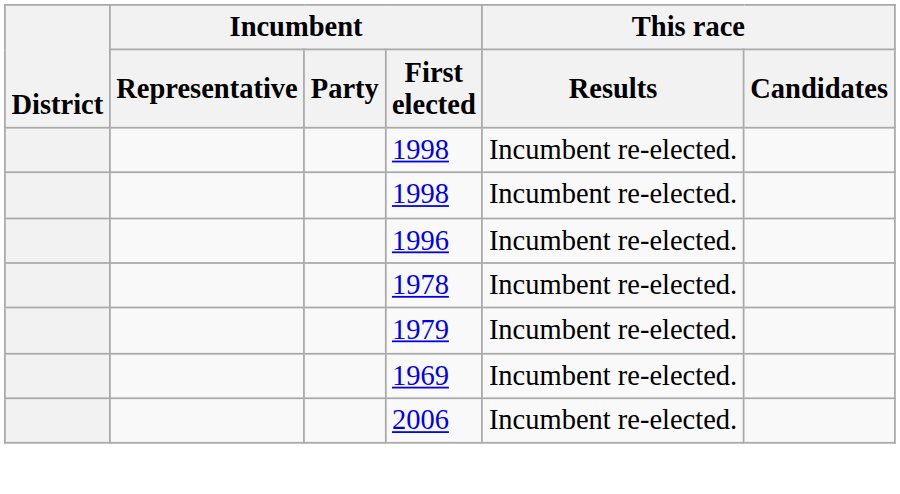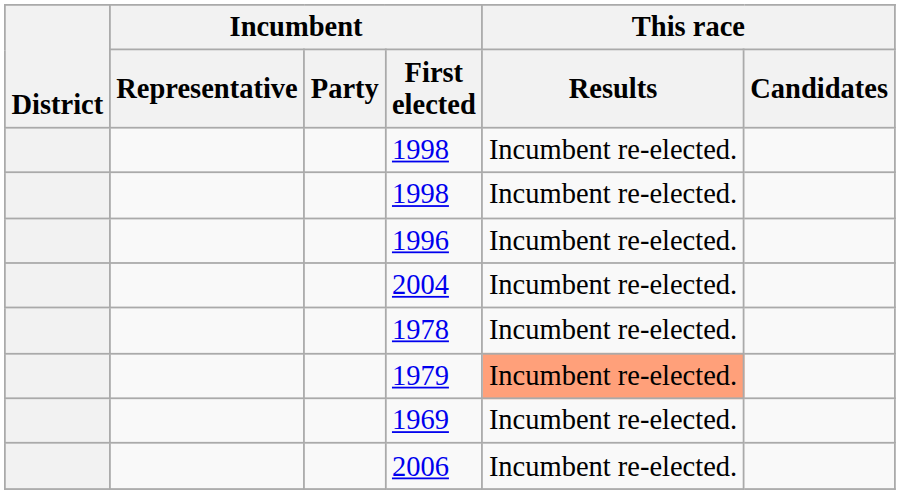+ row: (57, 285)
(613, 330) no background -> (613, 375) lightsalmon background
